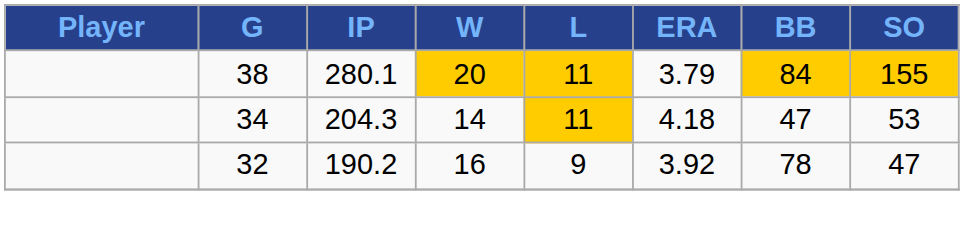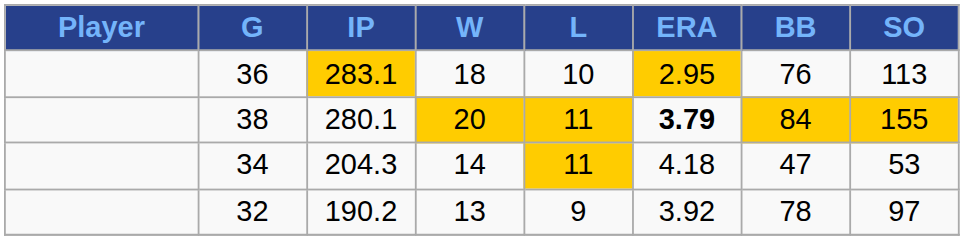+ row: (252, 73)
(687, 73) normal -> (687, 119) bold
(470, 165) 16 -> (470, 211) 13
(904, 165) 47 -> (904, 211) 97
